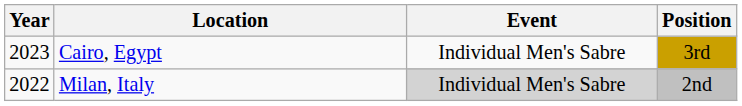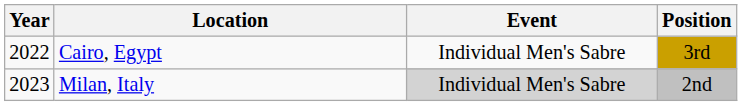(29, 52) 2023 -> (29, 52) 2022
(29, 84) 2022 -> (29, 84) 2023
